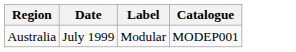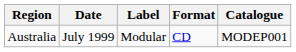+ column: (194, 15)
